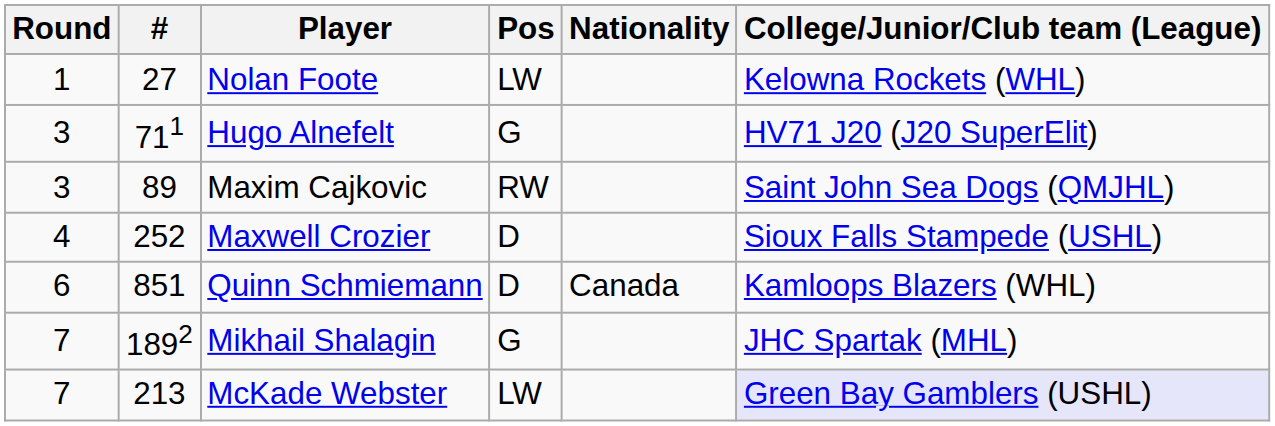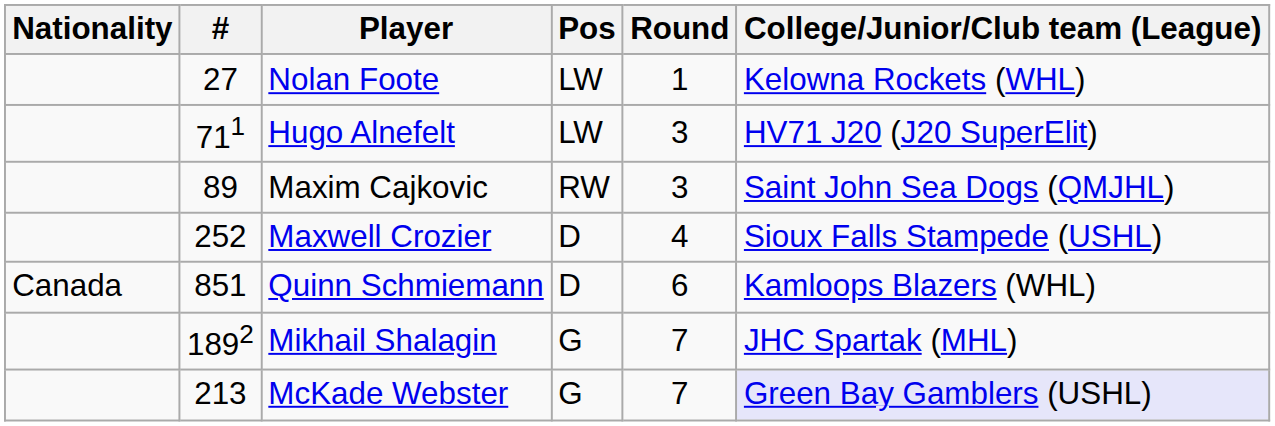columns swapped: (62, 29) <-> (649, 29)
(509, 133) G -> (581, 133) LW
(520, 394) LW -> (570, 394) G
